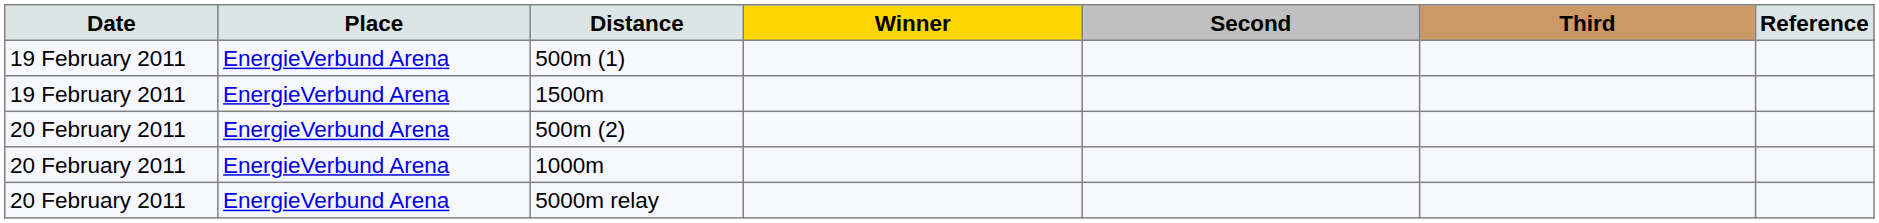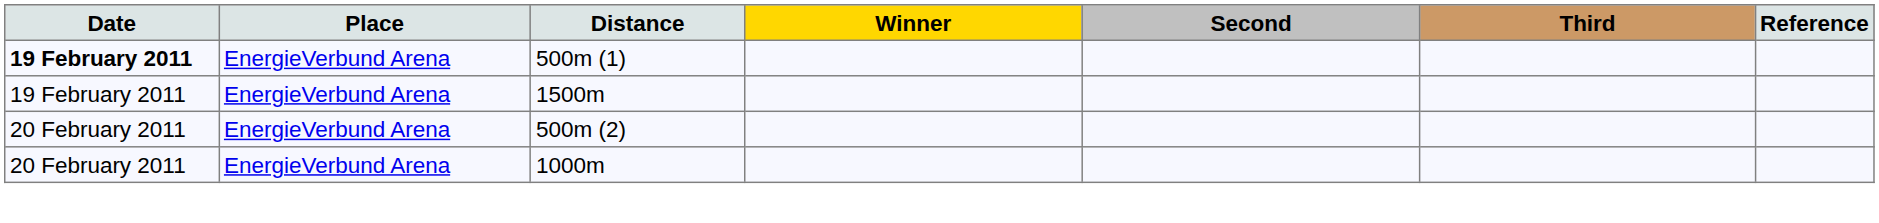(98, 58) normal -> (101, 58) bold
- row: (597, 200)
